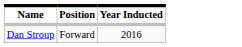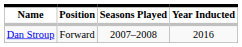+ column: (133, 15)
